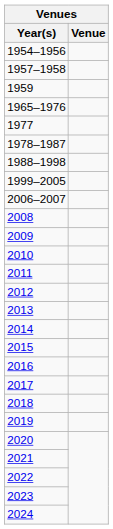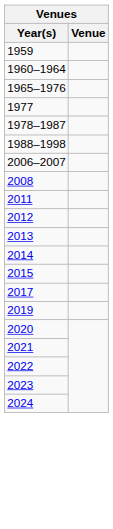- row: (37, 51)
- row: (37, 70)
+ row: (37, 70)
- row: (37, 181)
- row: (20, 236)
- row: (20, 255)
- row: (20, 366)
- row: (20, 403)
